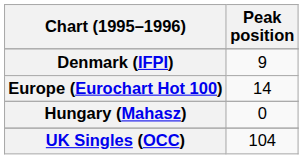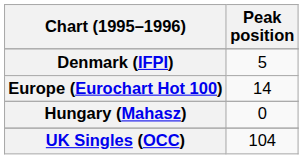(262, 62) 9 -> (262, 62) 5
